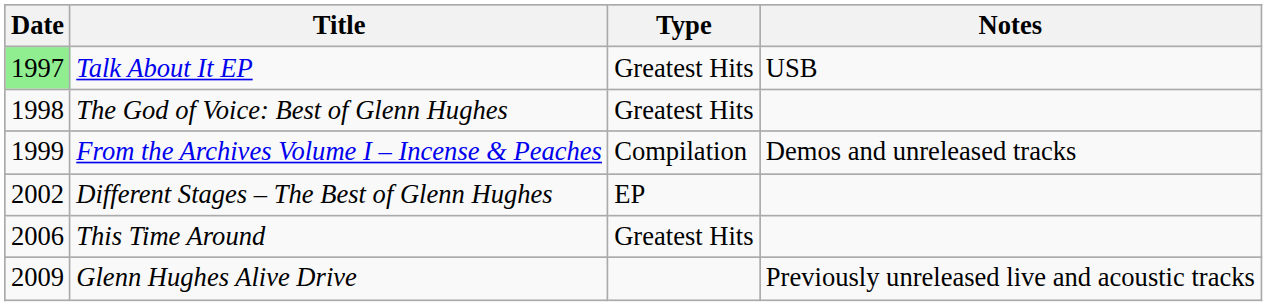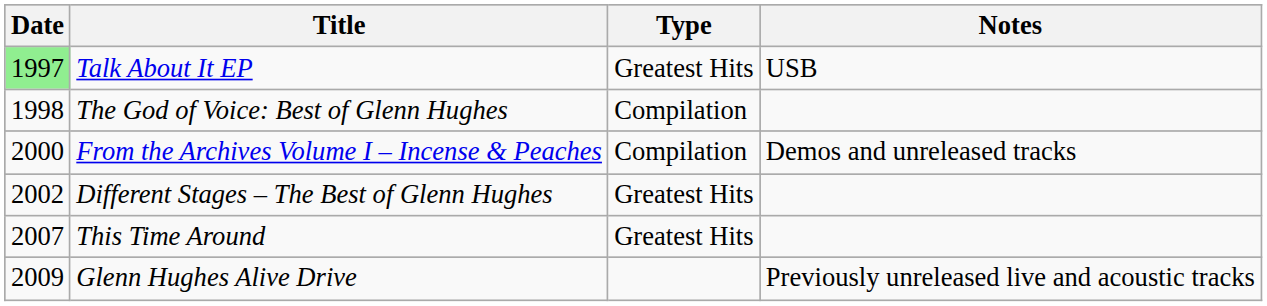(684, 109) Greatest Hits -> (681, 109) Compilation
(38, 151) 1999 -> (38, 151) 2000
(630, 194) EP -> (684, 194) Greatest Hits
(38, 236) 2006 -> (38, 236) 2007
